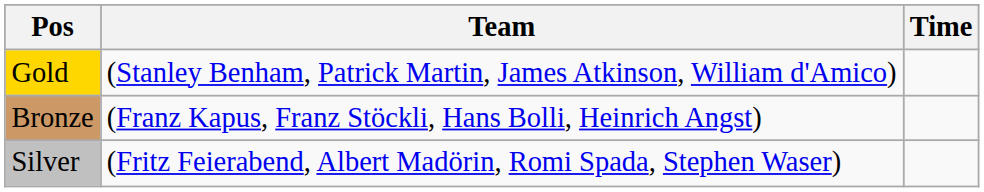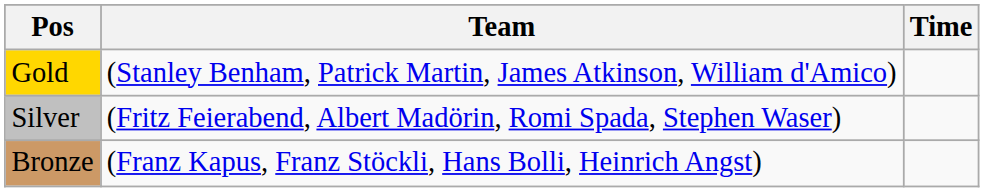rows swapped: (45, 162) <-> (53, 117)
